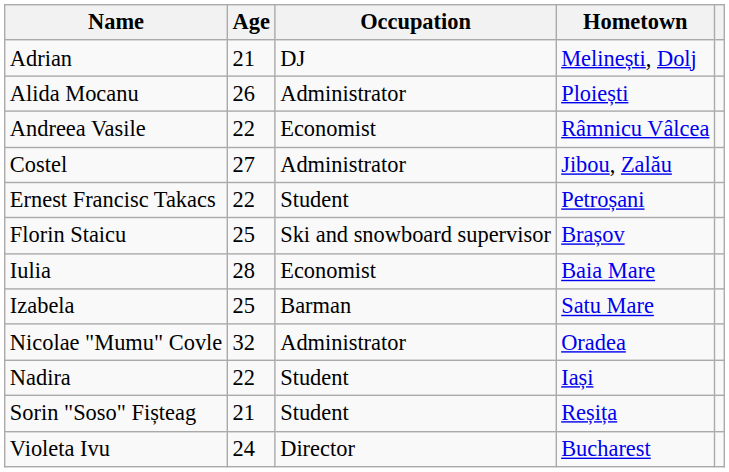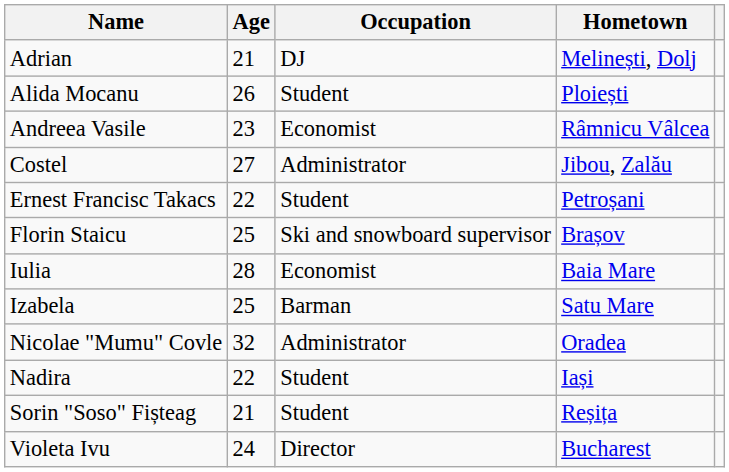(343, 93) Administrator -> (314, 93) Student
(244, 128) 22 -> (244, 128) 23
